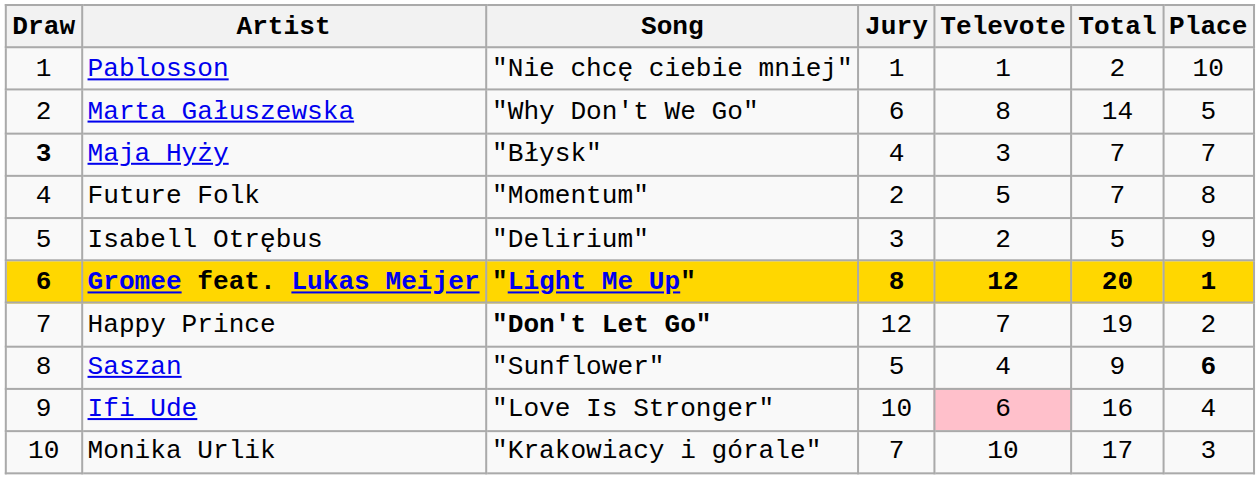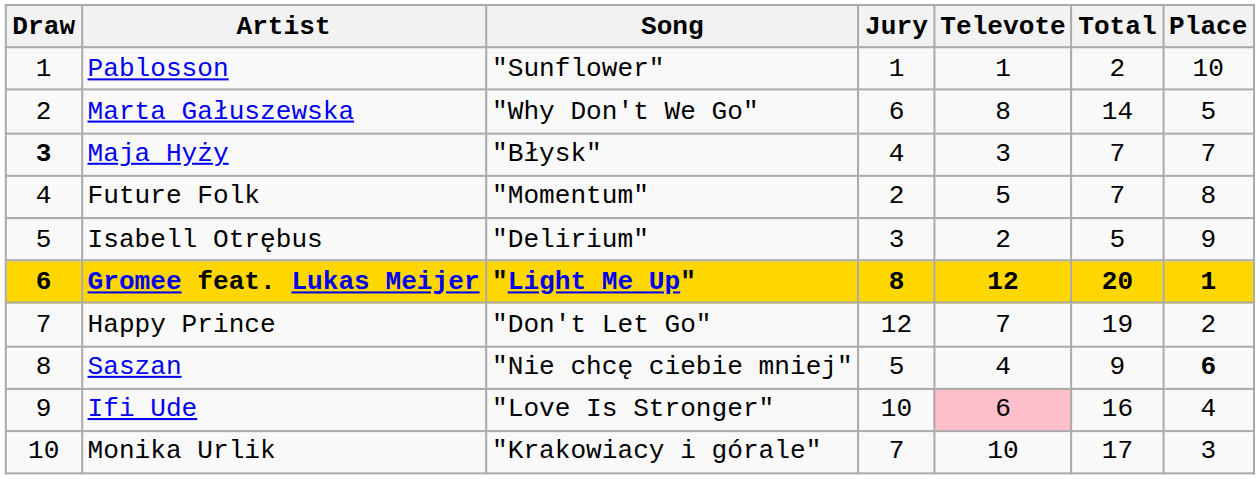(672, 69) "Nie chcę ciebie mniej" -> (578, 69) "Sunflower"
(602, 324) bold -> (602, 324) normal
(578, 367) "Sunflower" -> (672, 367) "Nie chcę ciebie mniej"
